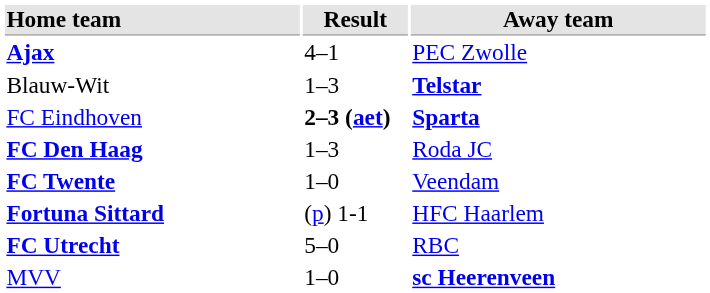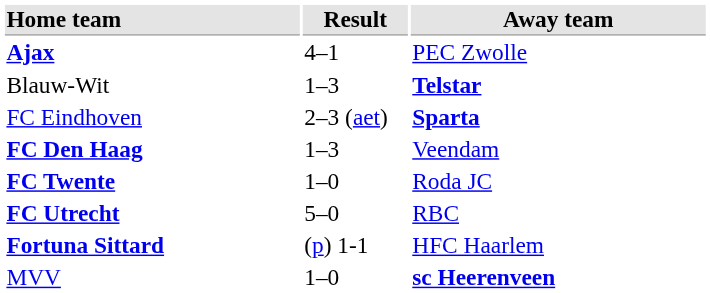(347, 117) bold -> (346, 117) normal
(452, 149) Roda JC -> (456, 149) Veendam
(456, 181) Veendam -> (452, 181) Roda JC
rows swapped: (63, 245) <-> (85, 213)
